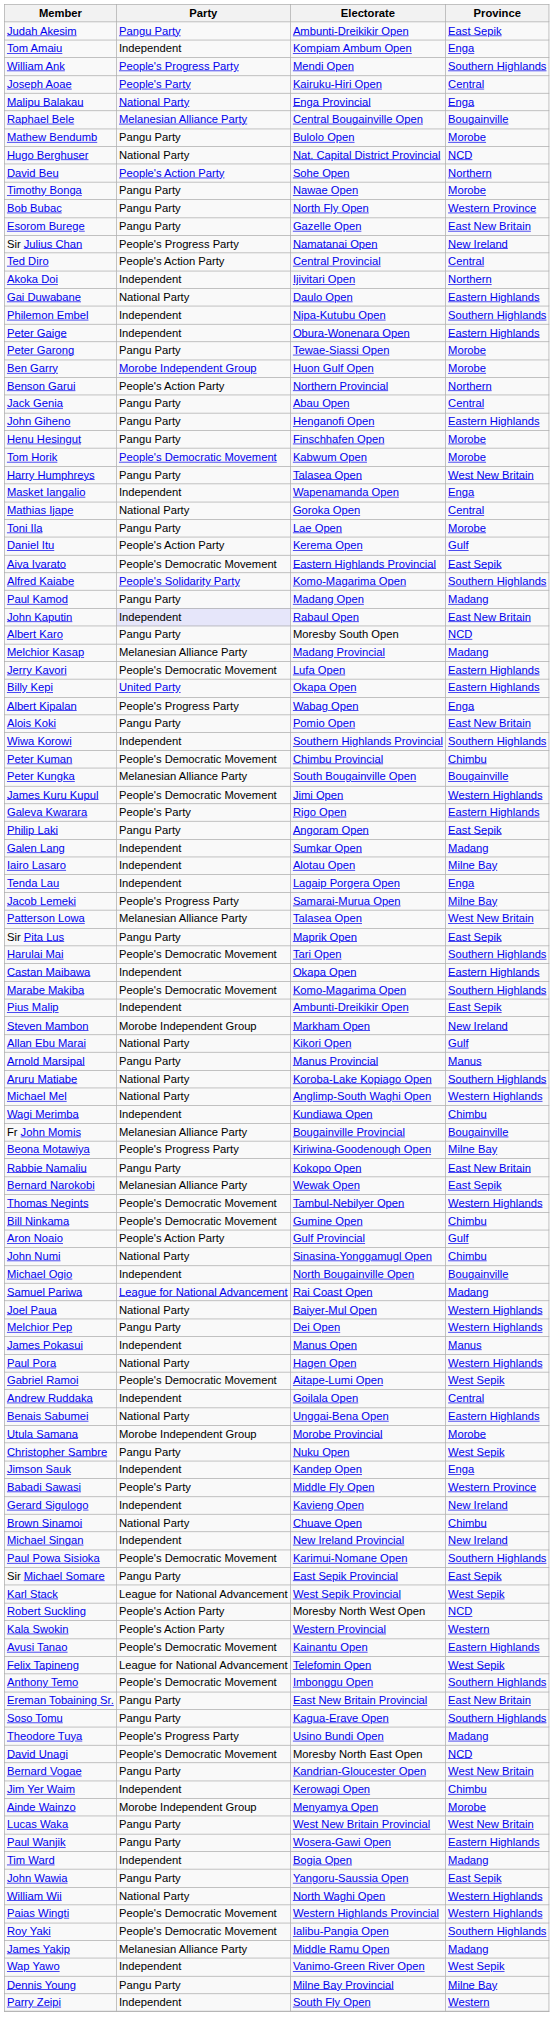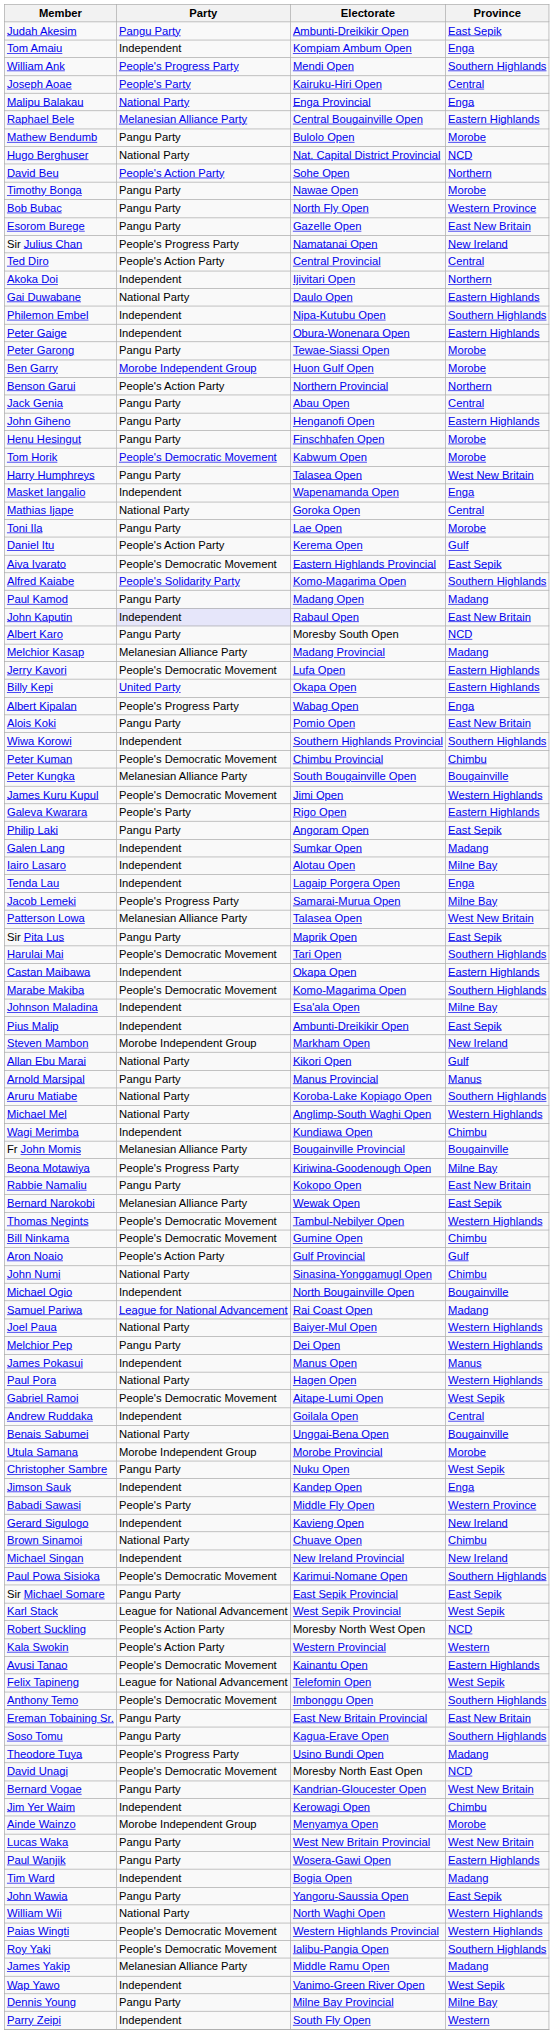(478, 119) Bougainville -> (494, 119) Eastern Highlands
+ row: (52, 1008)
(494, 1416) Eastern Highlands -> (478, 1434) Bougainville
